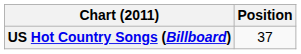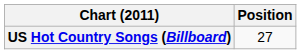(265, 37) 37 -> (265, 37) 27
